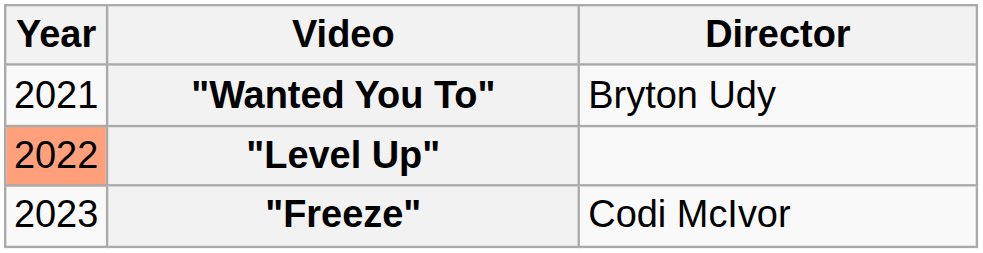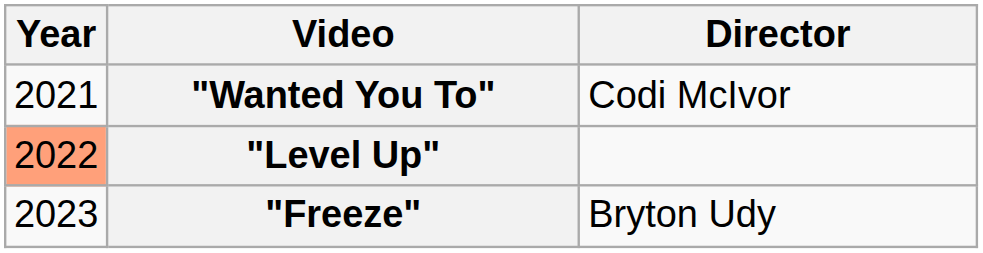(682, 94) Bryton Udy -> (689, 94) Codi McIvor
(689, 214) Codi McIvor -> (682, 214) Bryton Udy
